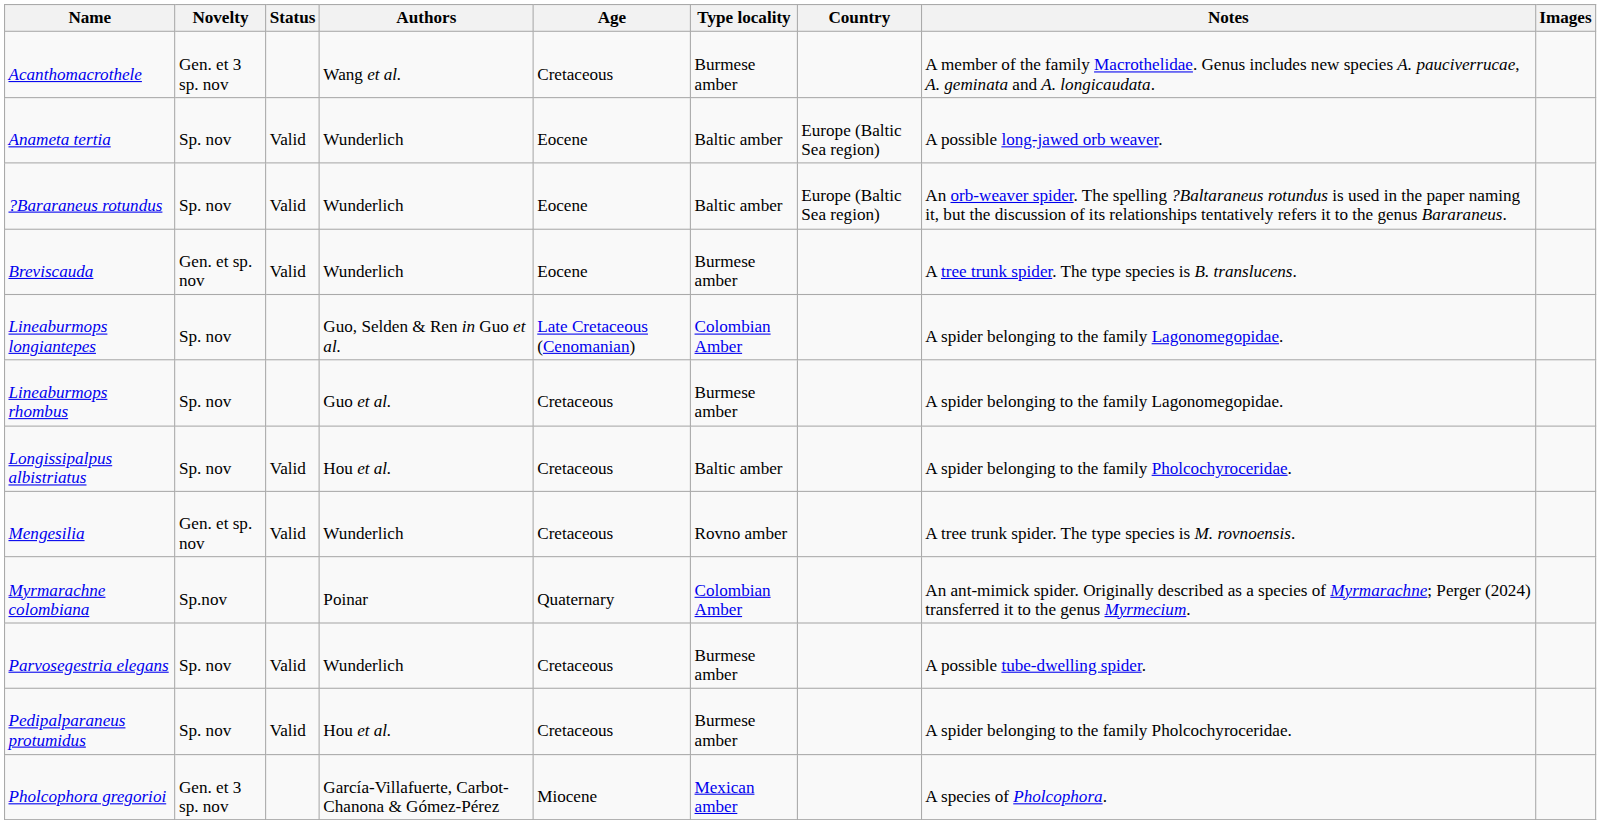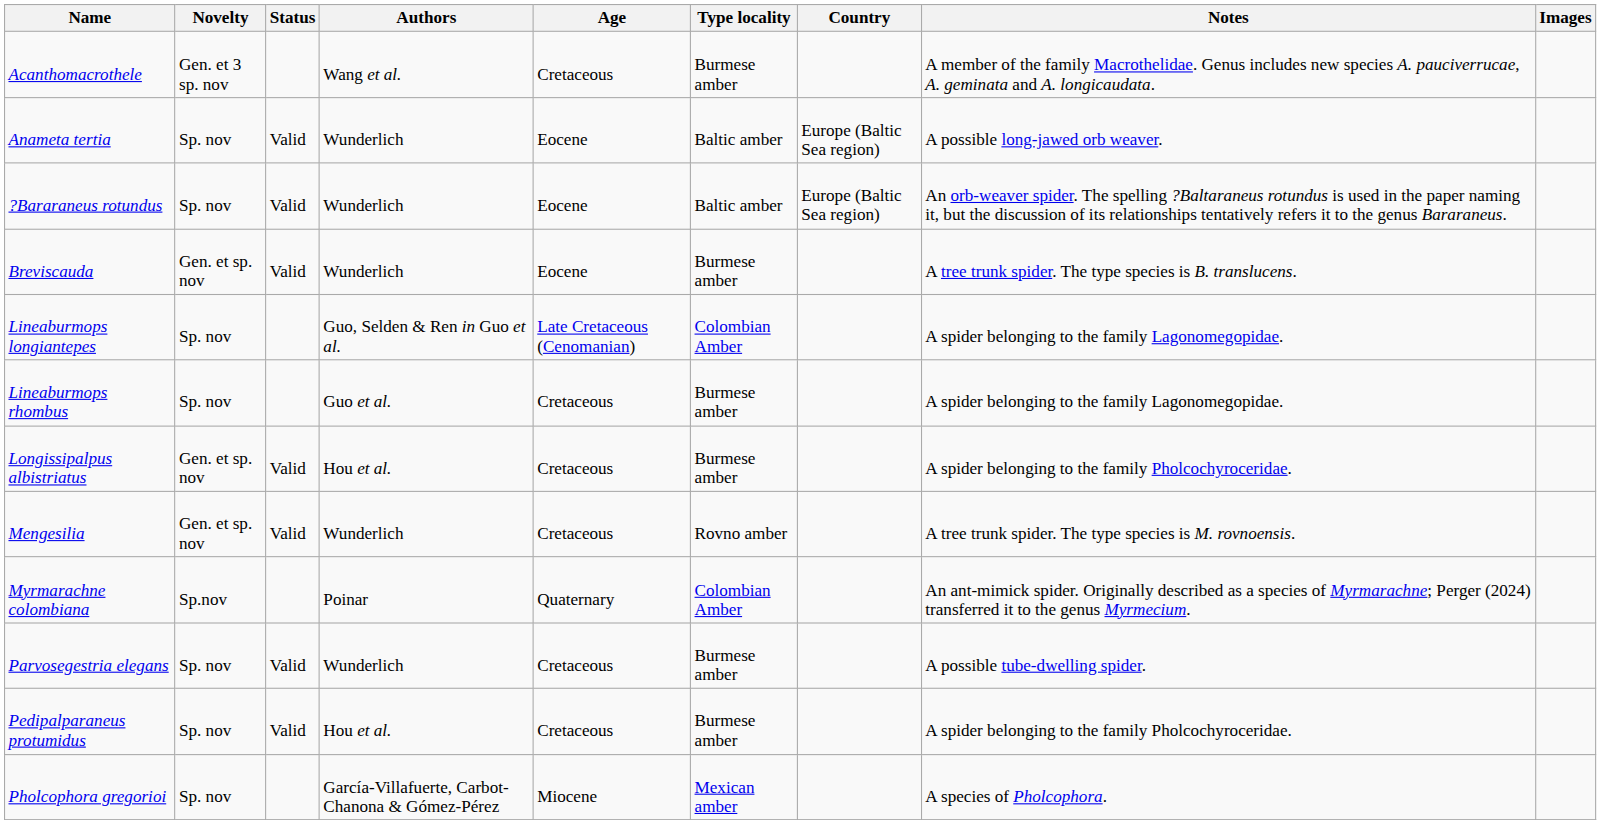(205, 468) Sp. nov -> (216, 468) Gen. et sp. nov
(739, 468) Baltic amber -> (725, 468) Burmese amber
(210, 796) Gen. et 3 sp. nov -> (205, 796) Sp. nov
